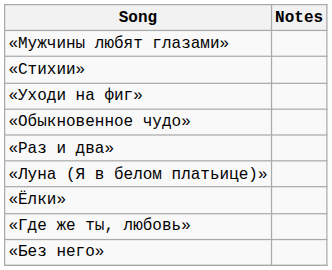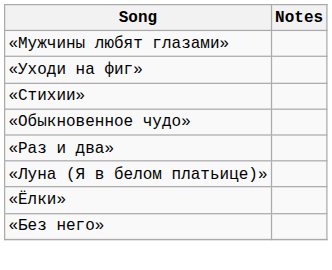rows swapped: (76, 96) <-> (47, 70)
- row: (100, 226)
